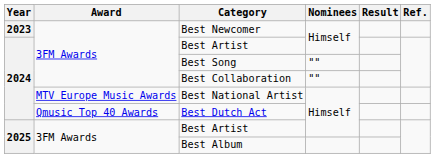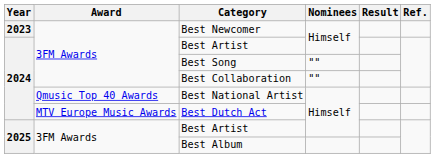(106, 95) MTV Europe Music Awards -> (97, 95) Qmusic Top 40 Awards
(97, 112) Qmusic Top 40 Awards -> (106, 112) MTV Europe Music Awards
